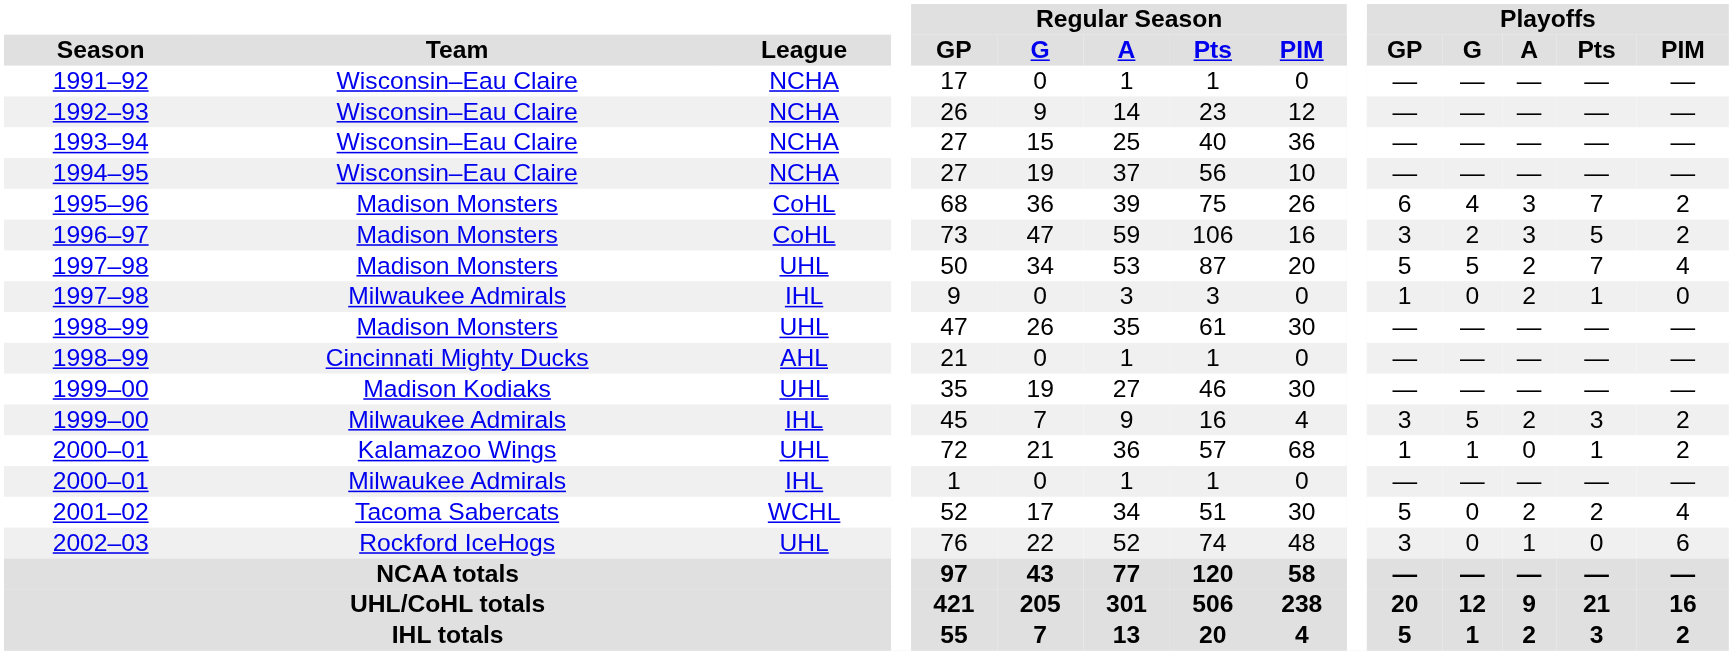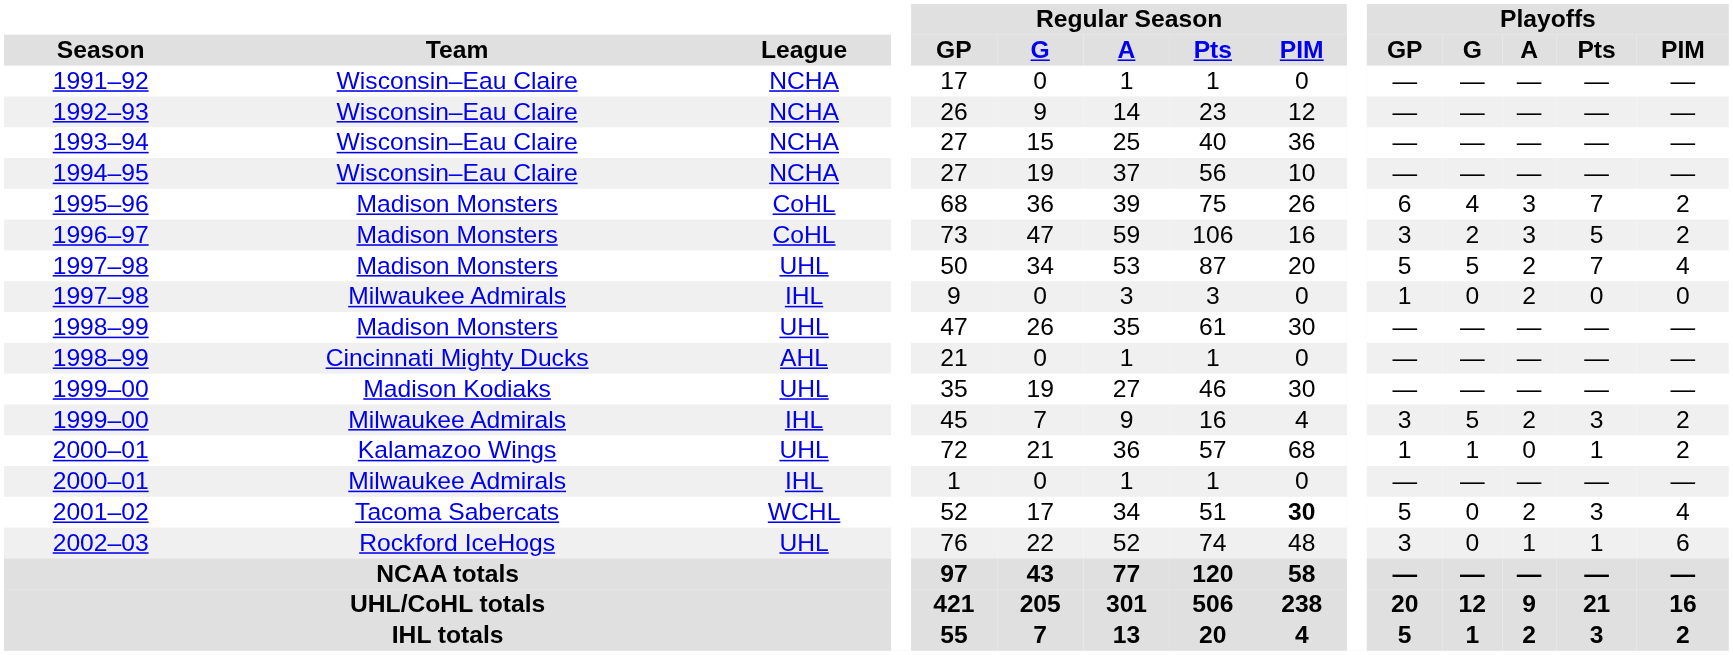(1597, 296) 1 -> (1597, 296) 0
(1302, 511) normal -> (1302, 511) bold
(1597, 511) 2 -> (1597, 511) 3
(1597, 542) 0 -> (1597, 542) 1
